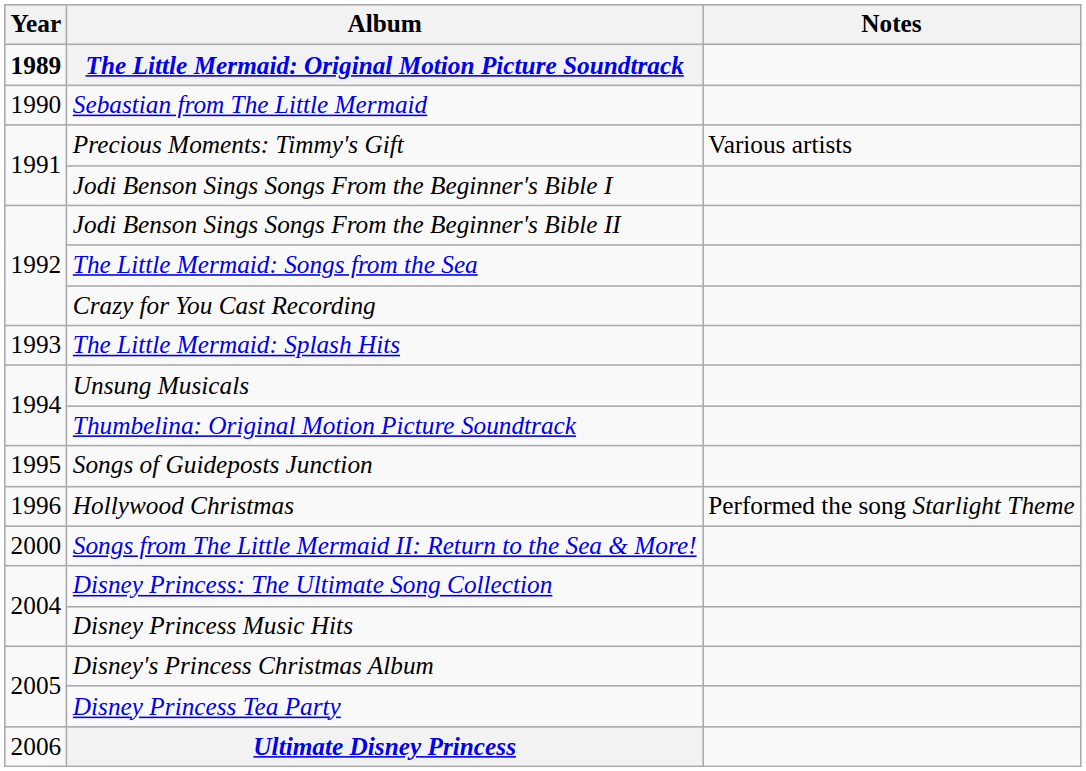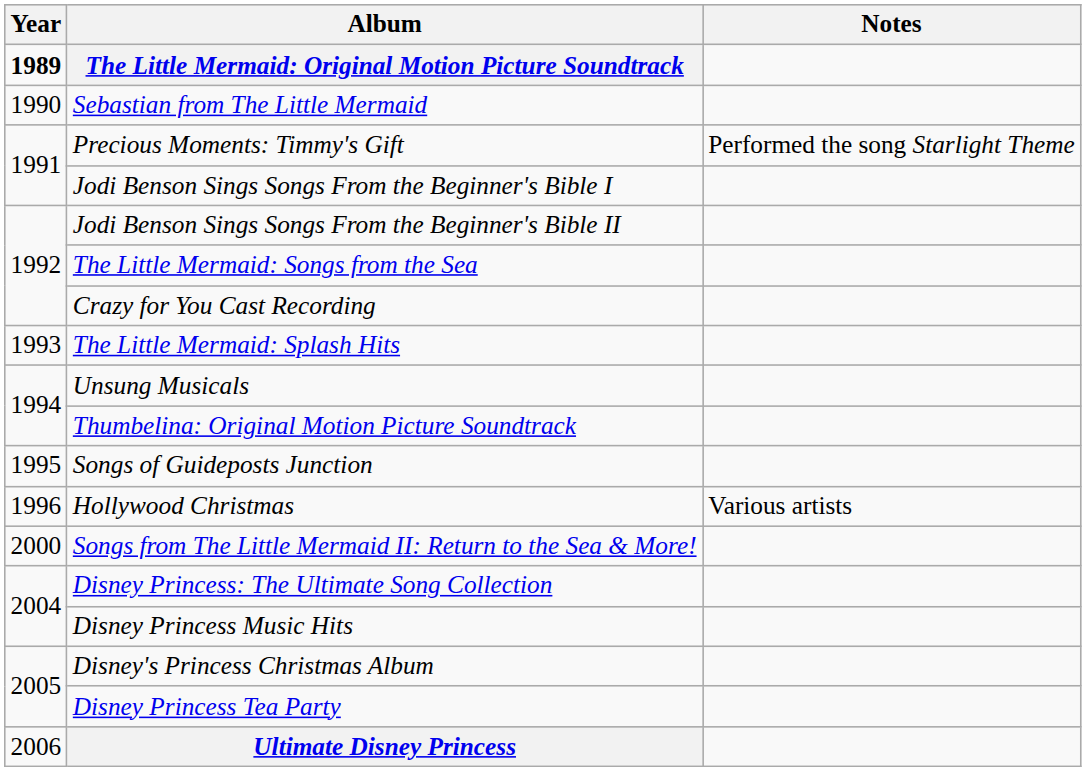(780, 144) Various artists -> (891, 144) Performed the song Starlight Theme
(891, 505) Performed the song Starlight Theme -> (780, 505) Various artists
